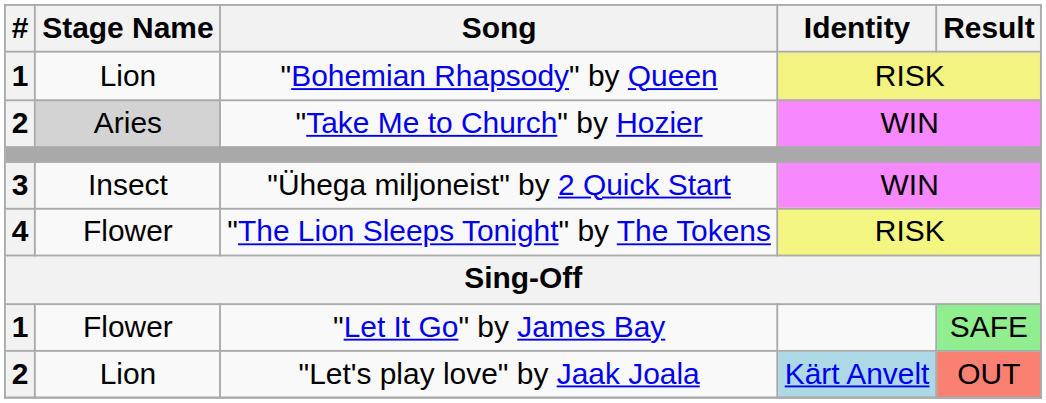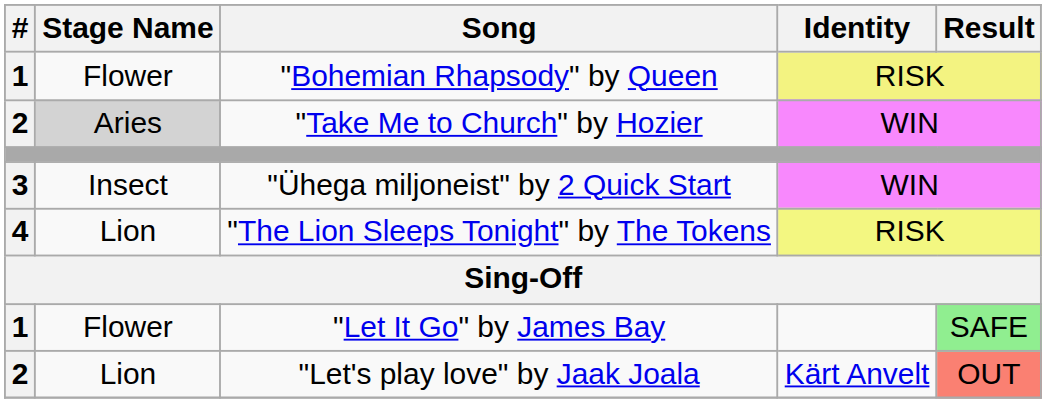(128, 75) Lion -> (128, 75) Flower
(128, 231) Flower -> (128, 231) Lion
(857, 374) lightblue background -> (857, 374) no background
